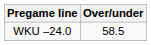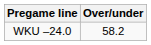(113, 31) 58.5 -> (113, 31) 58.2
